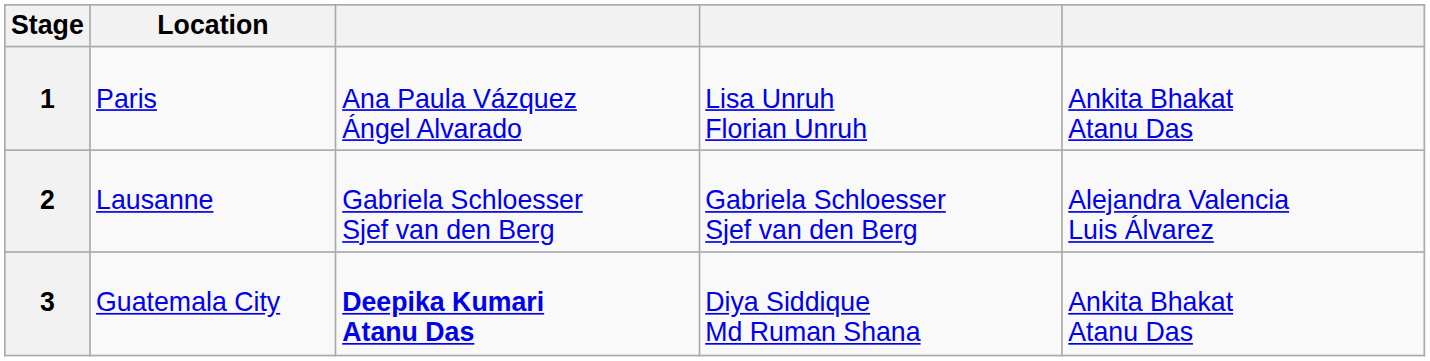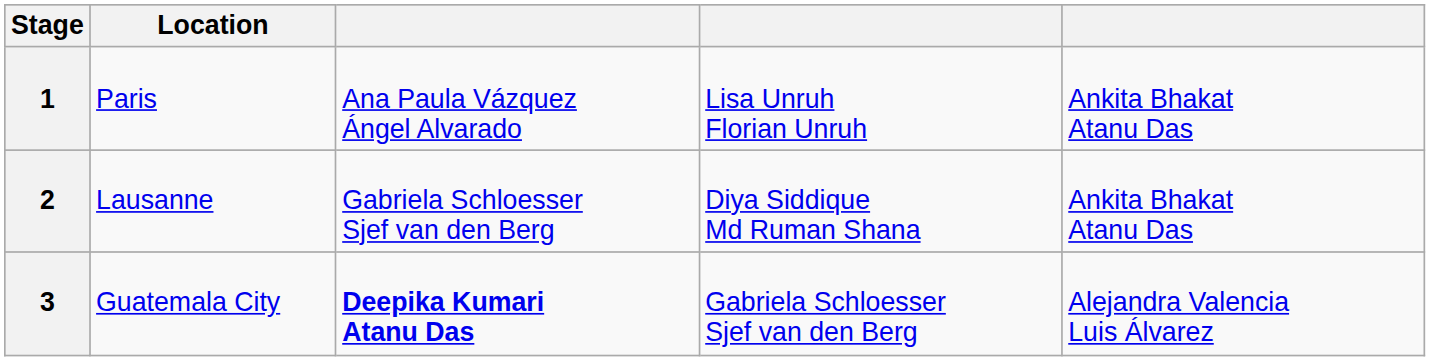(826, 215) Gabriela Schloesser Sjef van den Berg -> (813, 215) Diya Siddique Md Ruman Shana
(1179, 215) Alejandra Valencia Luis Álvarez -> (1151, 215) Ankita Bhakat Atanu Das
(813, 318) Diya Siddique Md Ruman Shana -> (826, 318) Gabriela Schloesser Sjef van den Berg
(1151, 318) Ankita Bhakat Atanu Das -> (1179, 318) Alejandra Valencia Luis Álvarez
